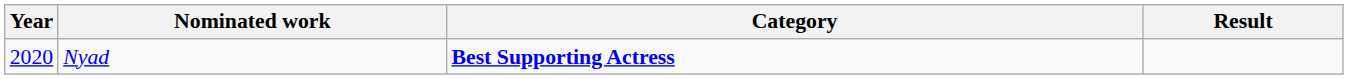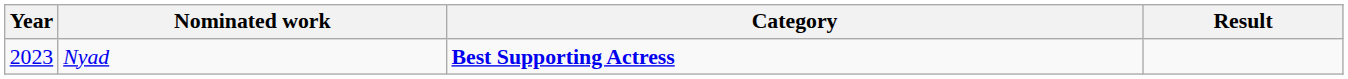(31, 56) 2020 -> (31, 56) 2023
